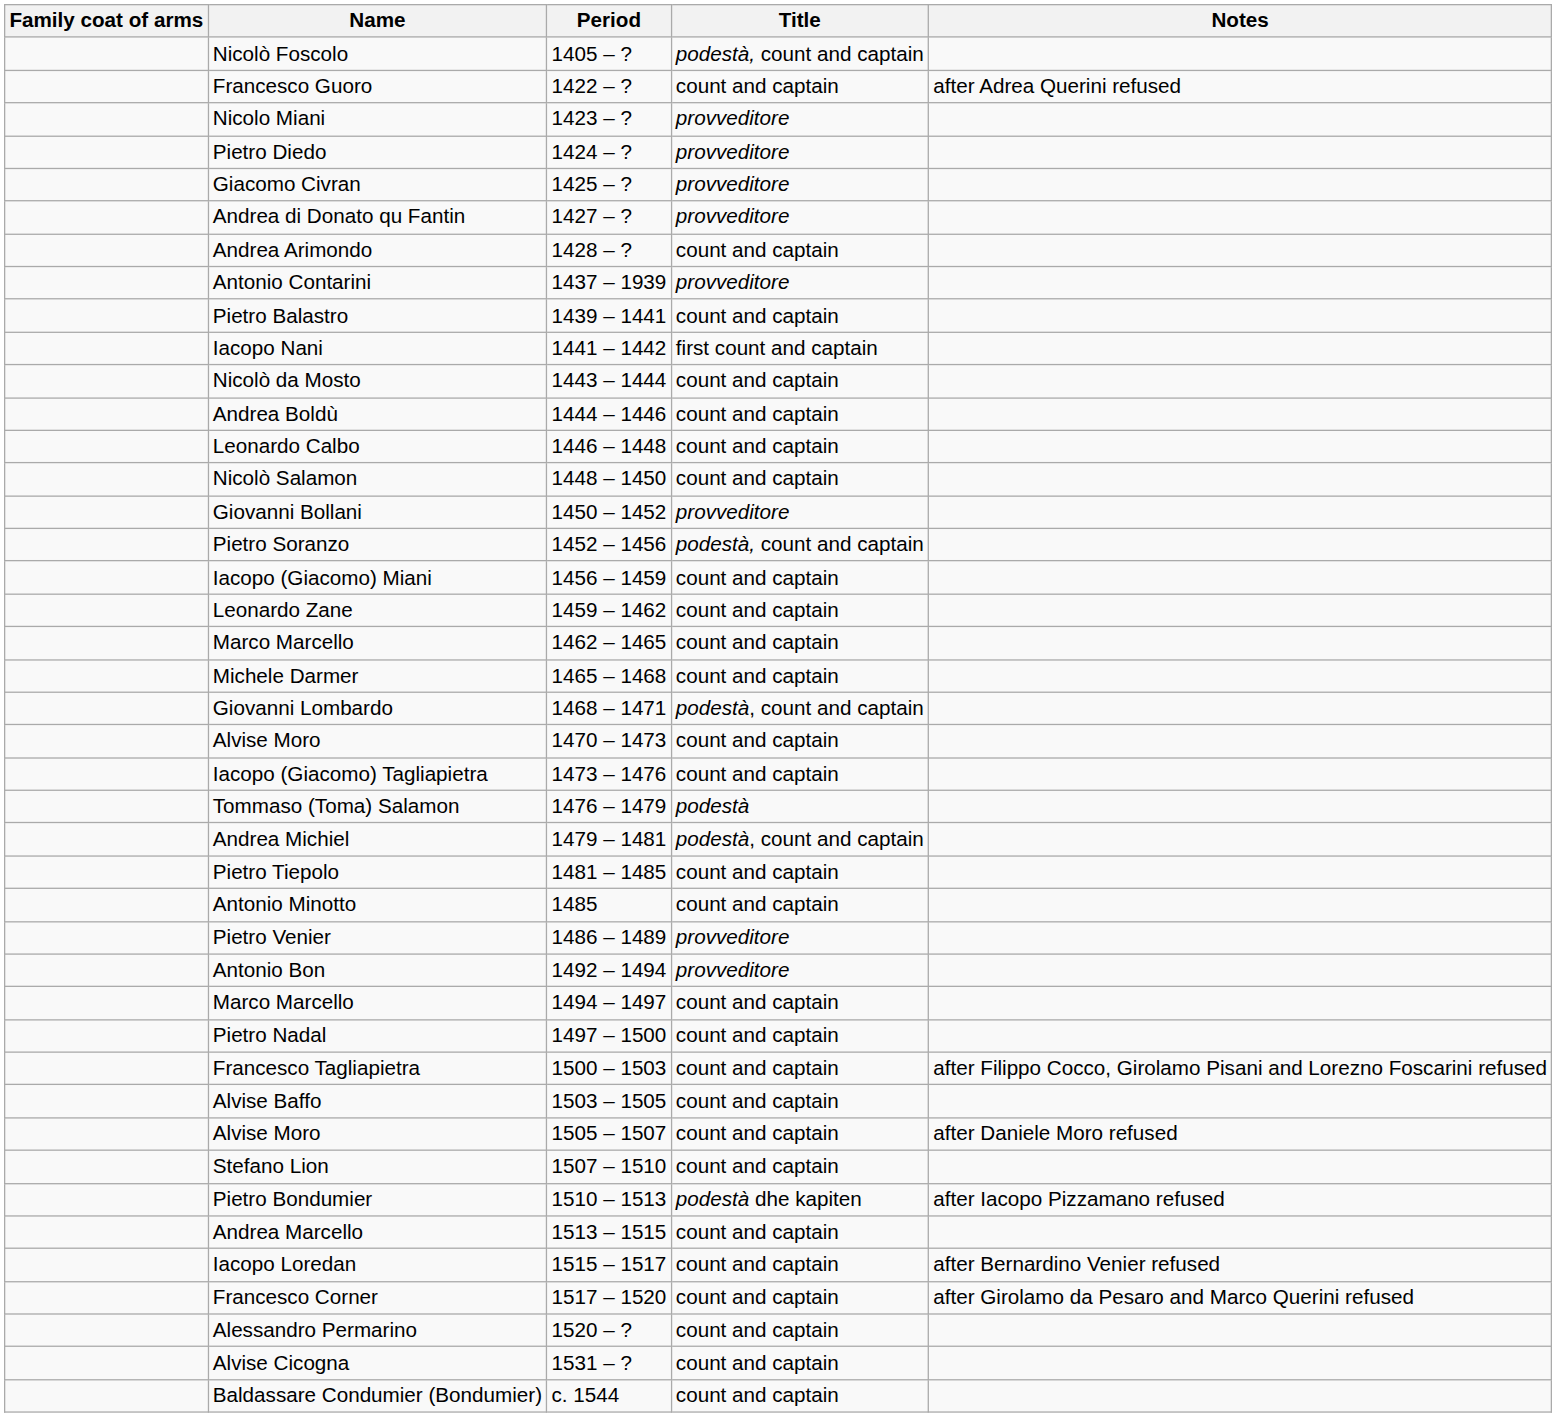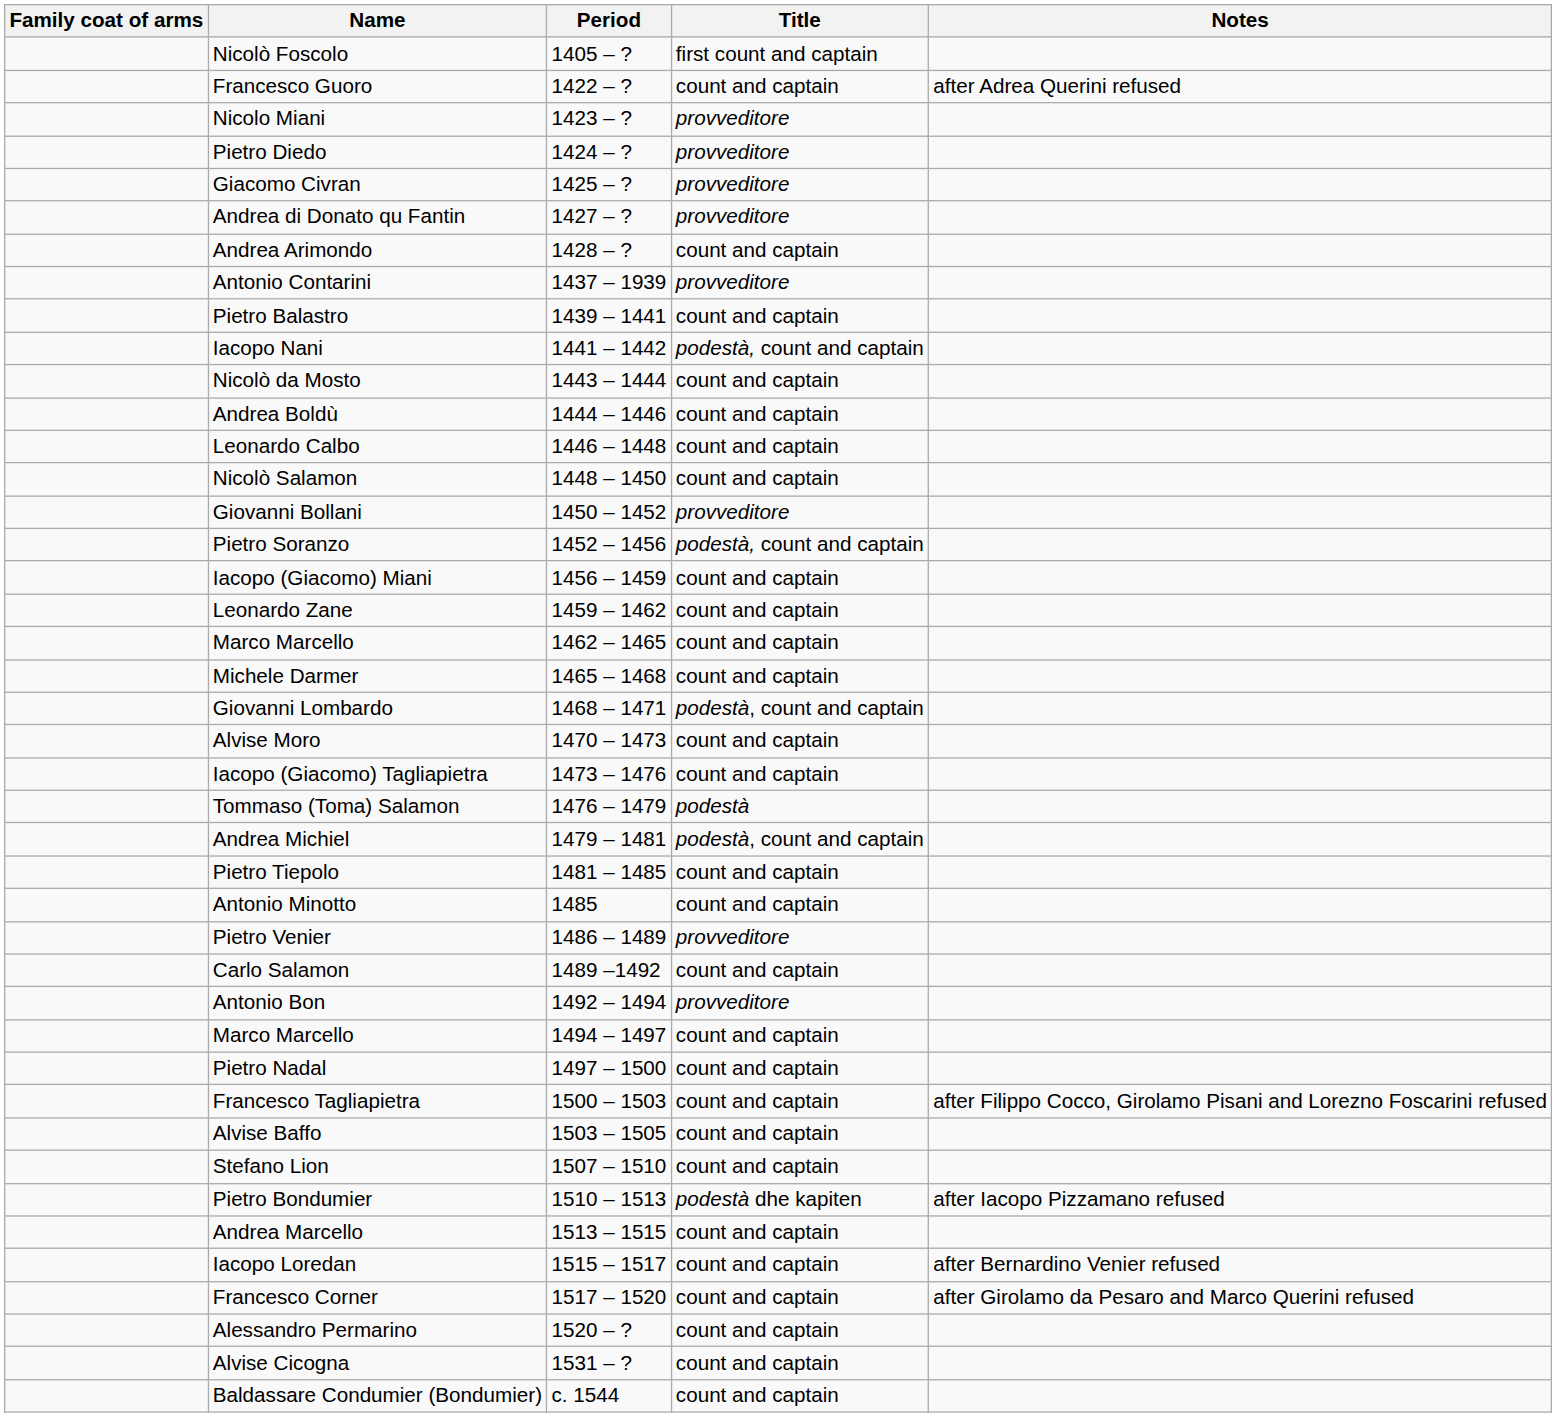(800, 53) podestà, count and captain -> (777, 53) first count and captain
(777, 348) first count and captain -> (800, 348) podestà, count and captain
+ row: (281, 970)
- row: (267, 1133)
